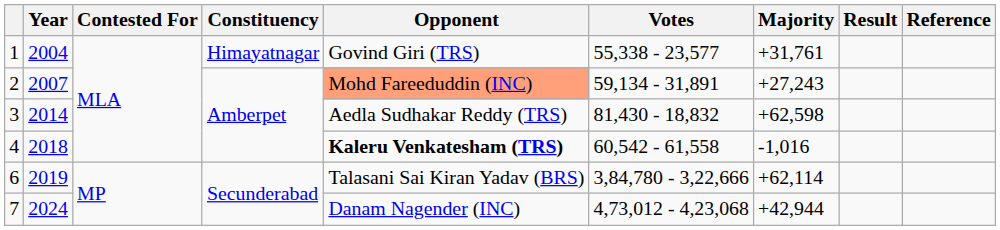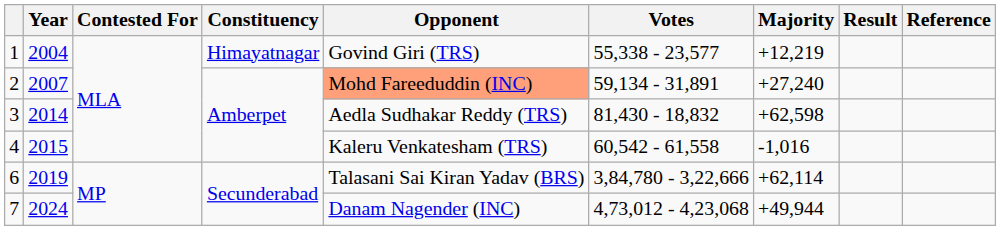(791, 51) +31,761 -> (791, 51) +12,219
(791, 83) +27,243 -> (791, 83) +27,240
(48, 146) 2018 -> (48, 146) 2015
(446, 146) bold -> (438, 146) normal
(791, 209) +42,944 -> (791, 209) +49,944
